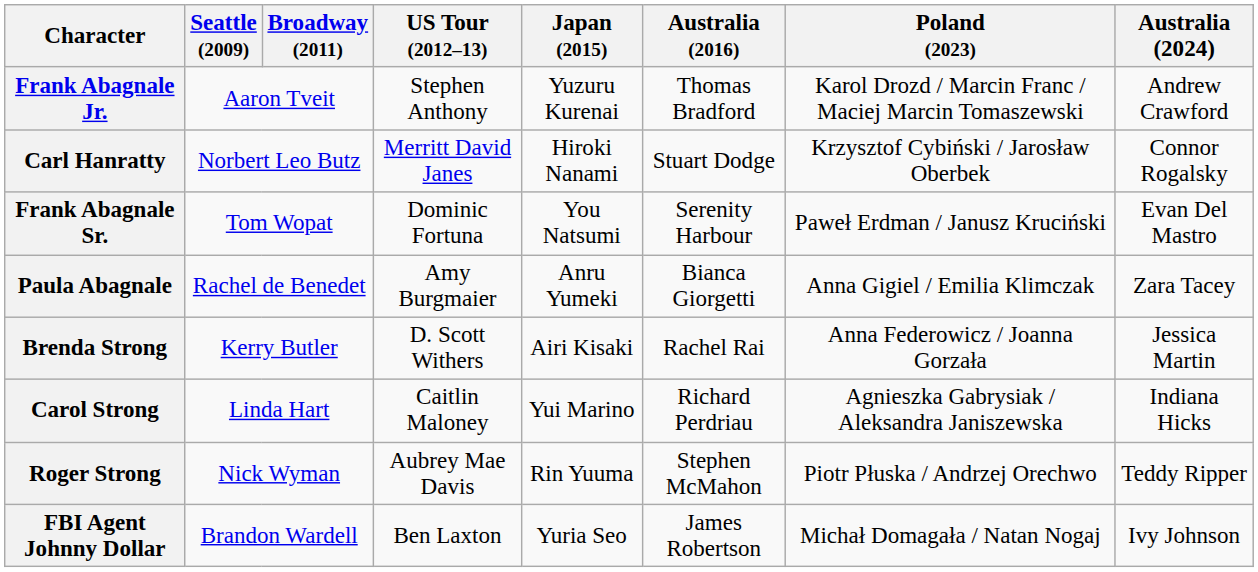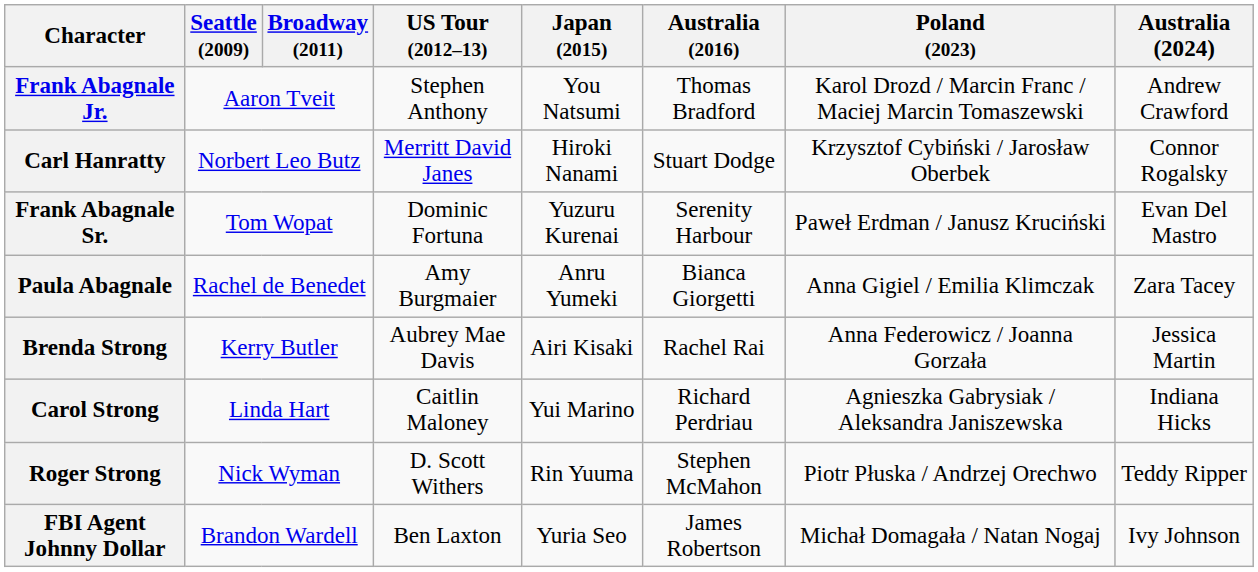(582, 98) Yuzuru Kurenai -> (582, 98) You Natsumi
(582, 223) You Natsumi -> (582, 223) Yuzuru Kurenai
(447, 348) D. Scott Withers -> (447, 348) Aubrey Mae Davis
(447, 472) Aubrey Mae Davis -> (447, 472) D. Scott Withers
